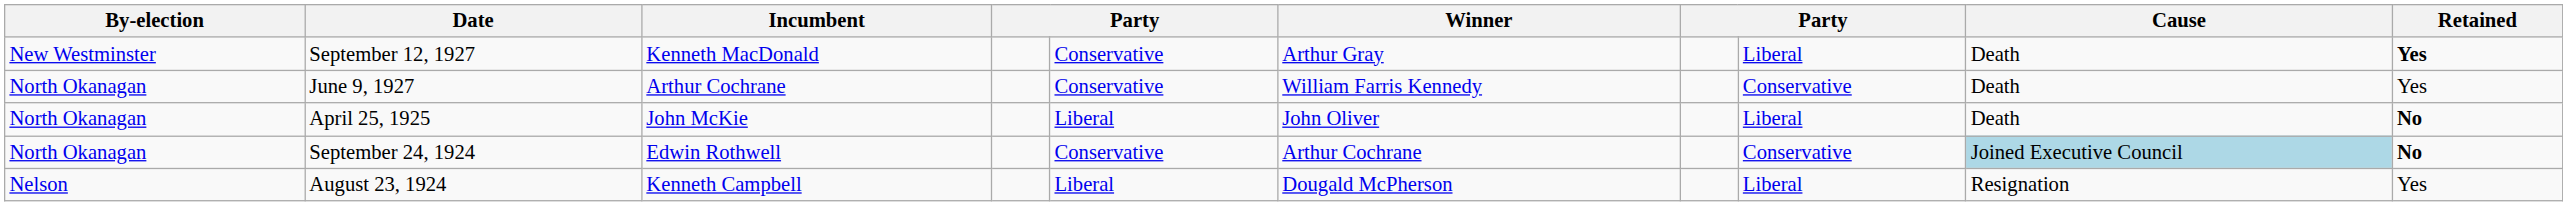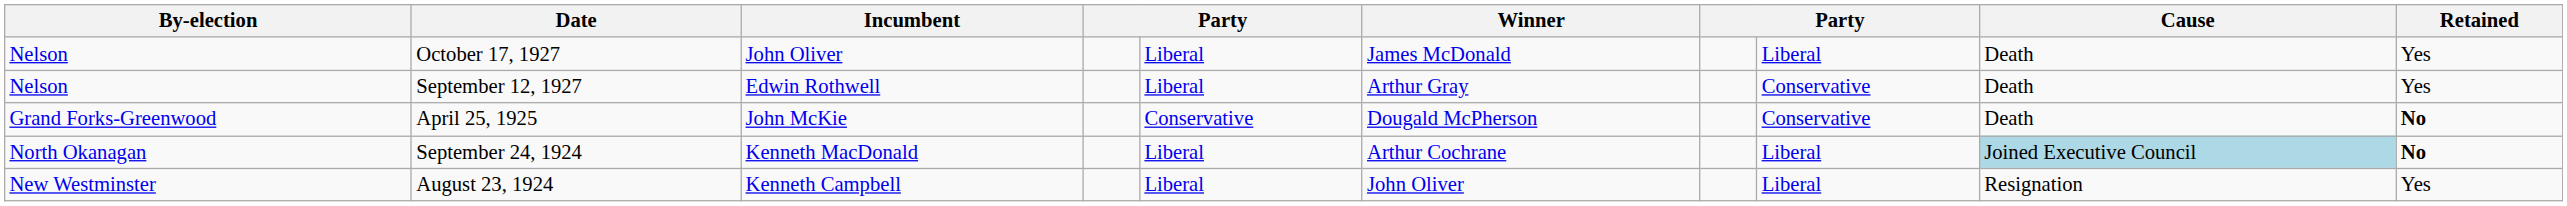+ row: (488, 53)
(83, 53) New Westminster -> (39, 86) Nelson
(733, 53) Kenneth MacDonald -> (813, 86) Edwin Rothwell
(1109, 53) Conservative -> (1174, 86) Liberal
(1773, 53) Liberal -> (1816, 86) Conservative
(2412, 53) bold -> (2416, 86) normal
- row: (362, 86)
(78, 119) North Okanagan -> (113, 119) Grand Forks-Greenwood
(1084, 119) Liberal -> (1199, 119) Conservative
(1331, 119) John Oliver -> (1452, 119) Dougald McPherson
(1773, 119) Liberal -> (1816, 119) Conservative
(714, 151) Edwin Rothwell -> (832, 151) Kenneth MacDonald
(1109, 151) Conservative -> (1174, 151) Liberal
(1797, 151) Conservative -> (1791, 151) Liberal
(39, 184) Nelson -> (83, 184) New Westminster
(1367, 184) Dougald McPherson -> (1415, 184) John Oliver
